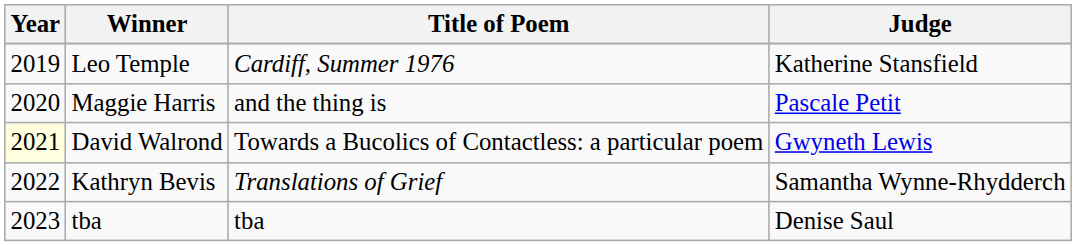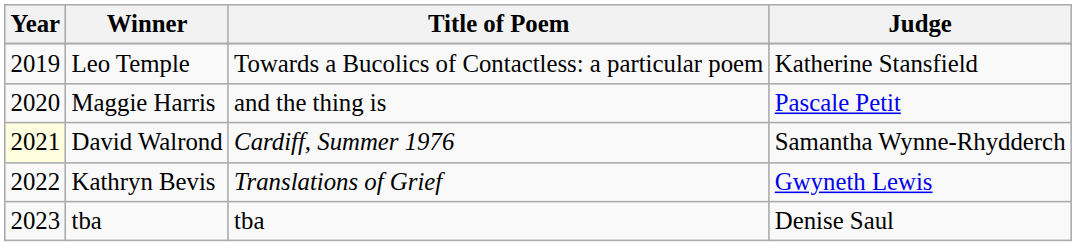(344, 63) Cardiff, Summer 1976 -> (499, 63) Towards a Bucolics of Contactless: a particular poem
(499, 142) Towards a Bucolics of Contactless: a particular poem -> (344, 142) Cardiff, Summer 1976
(854, 142) Gwyneth Lewis -> (920, 142) Samantha Wynne-Rhydderch
(920, 181) Samantha Wynne-Rhydderch -> (854, 181) Gwyneth Lewis
